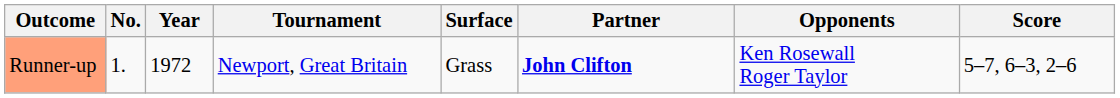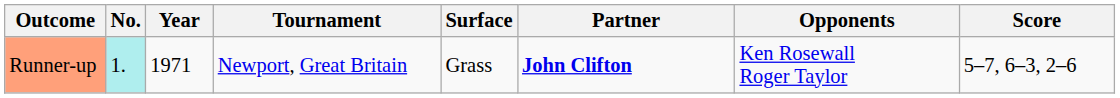(118, 64) no background -> (118, 64) paleturquoise background
(171, 64) 1972 -> (171, 64) 1971
